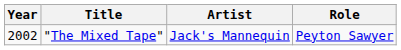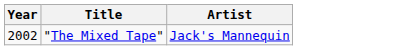- column: (345, 15)
